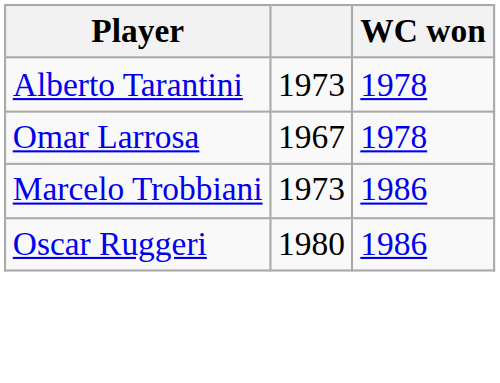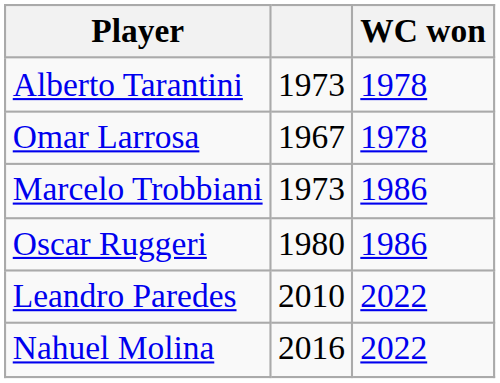+ row: (125, 296)
+ row: (114, 349)
